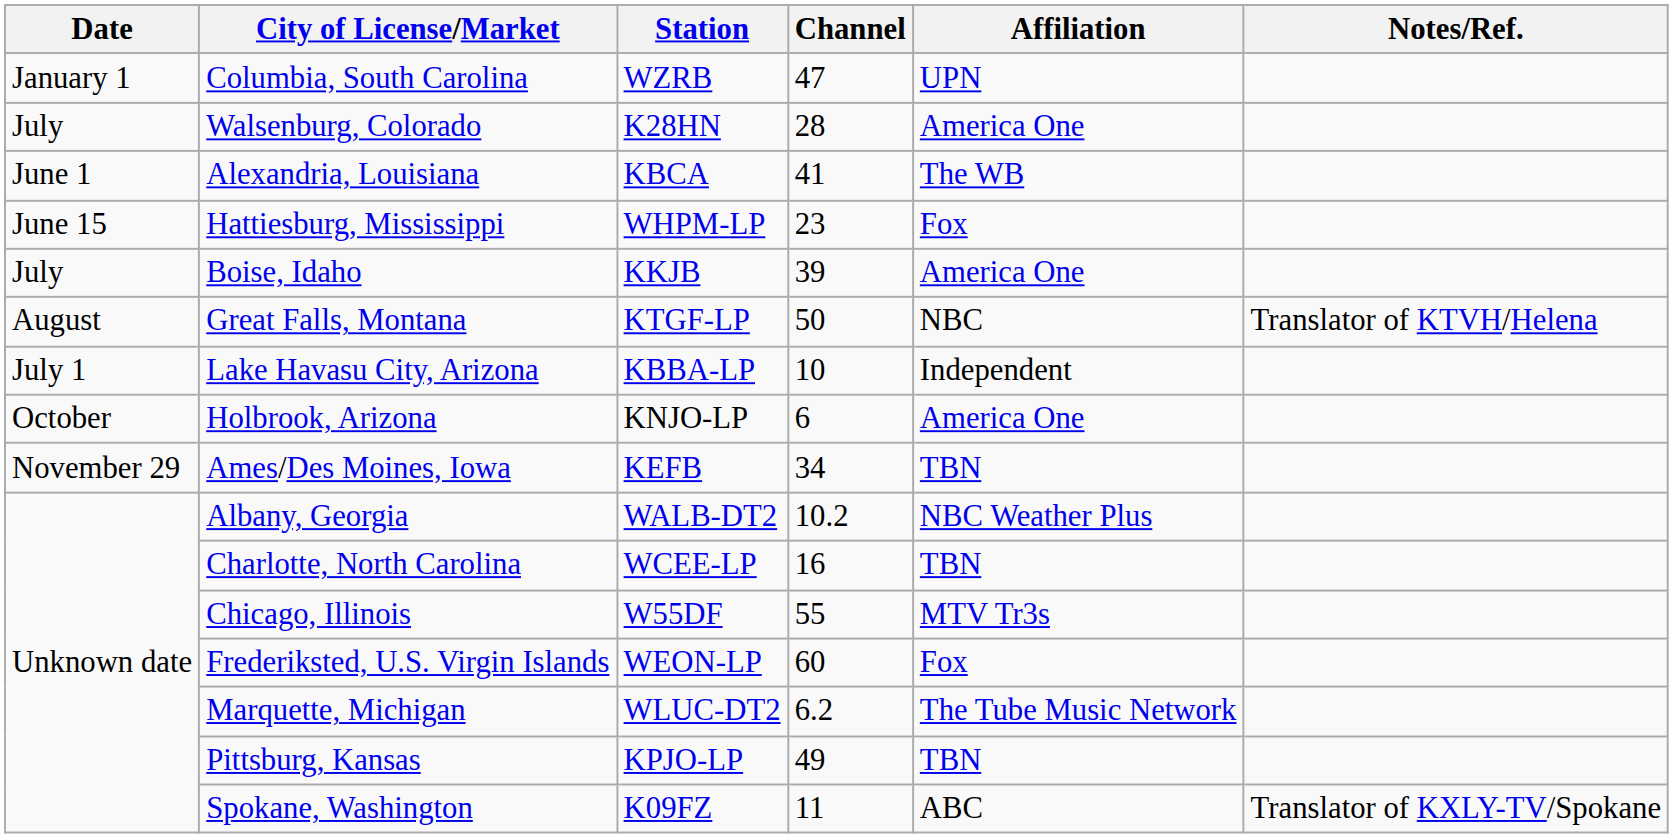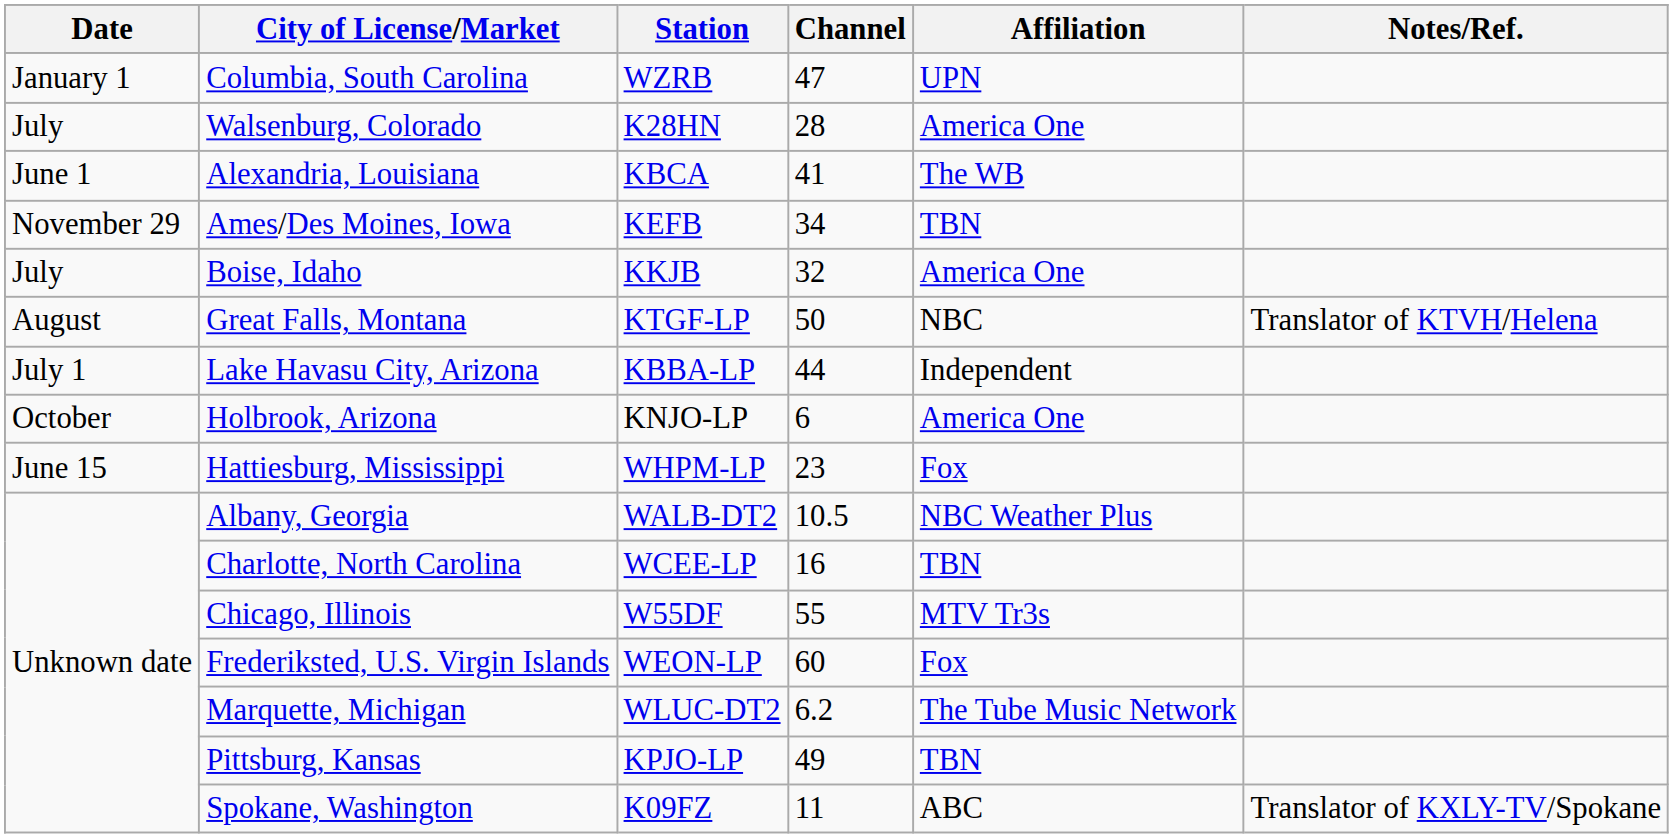rows swapped: (355, 223) <-> (359, 467)
(810, 272) 39 -> (810, 272) 32
(810, 369) 10 -> (810, 369) 44
(822, 516) 10.2 -> (822, 516) 10.5
